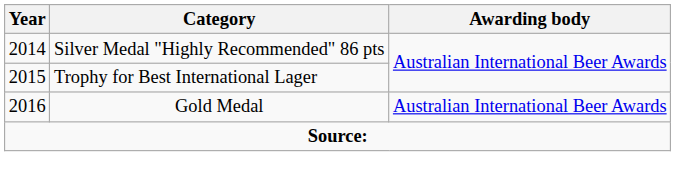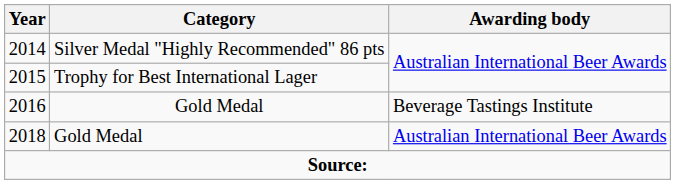(530, 106) Australian International Beer Awards -> (493, 106) Beverage Tastings Institute
+ row: (27, 135)
